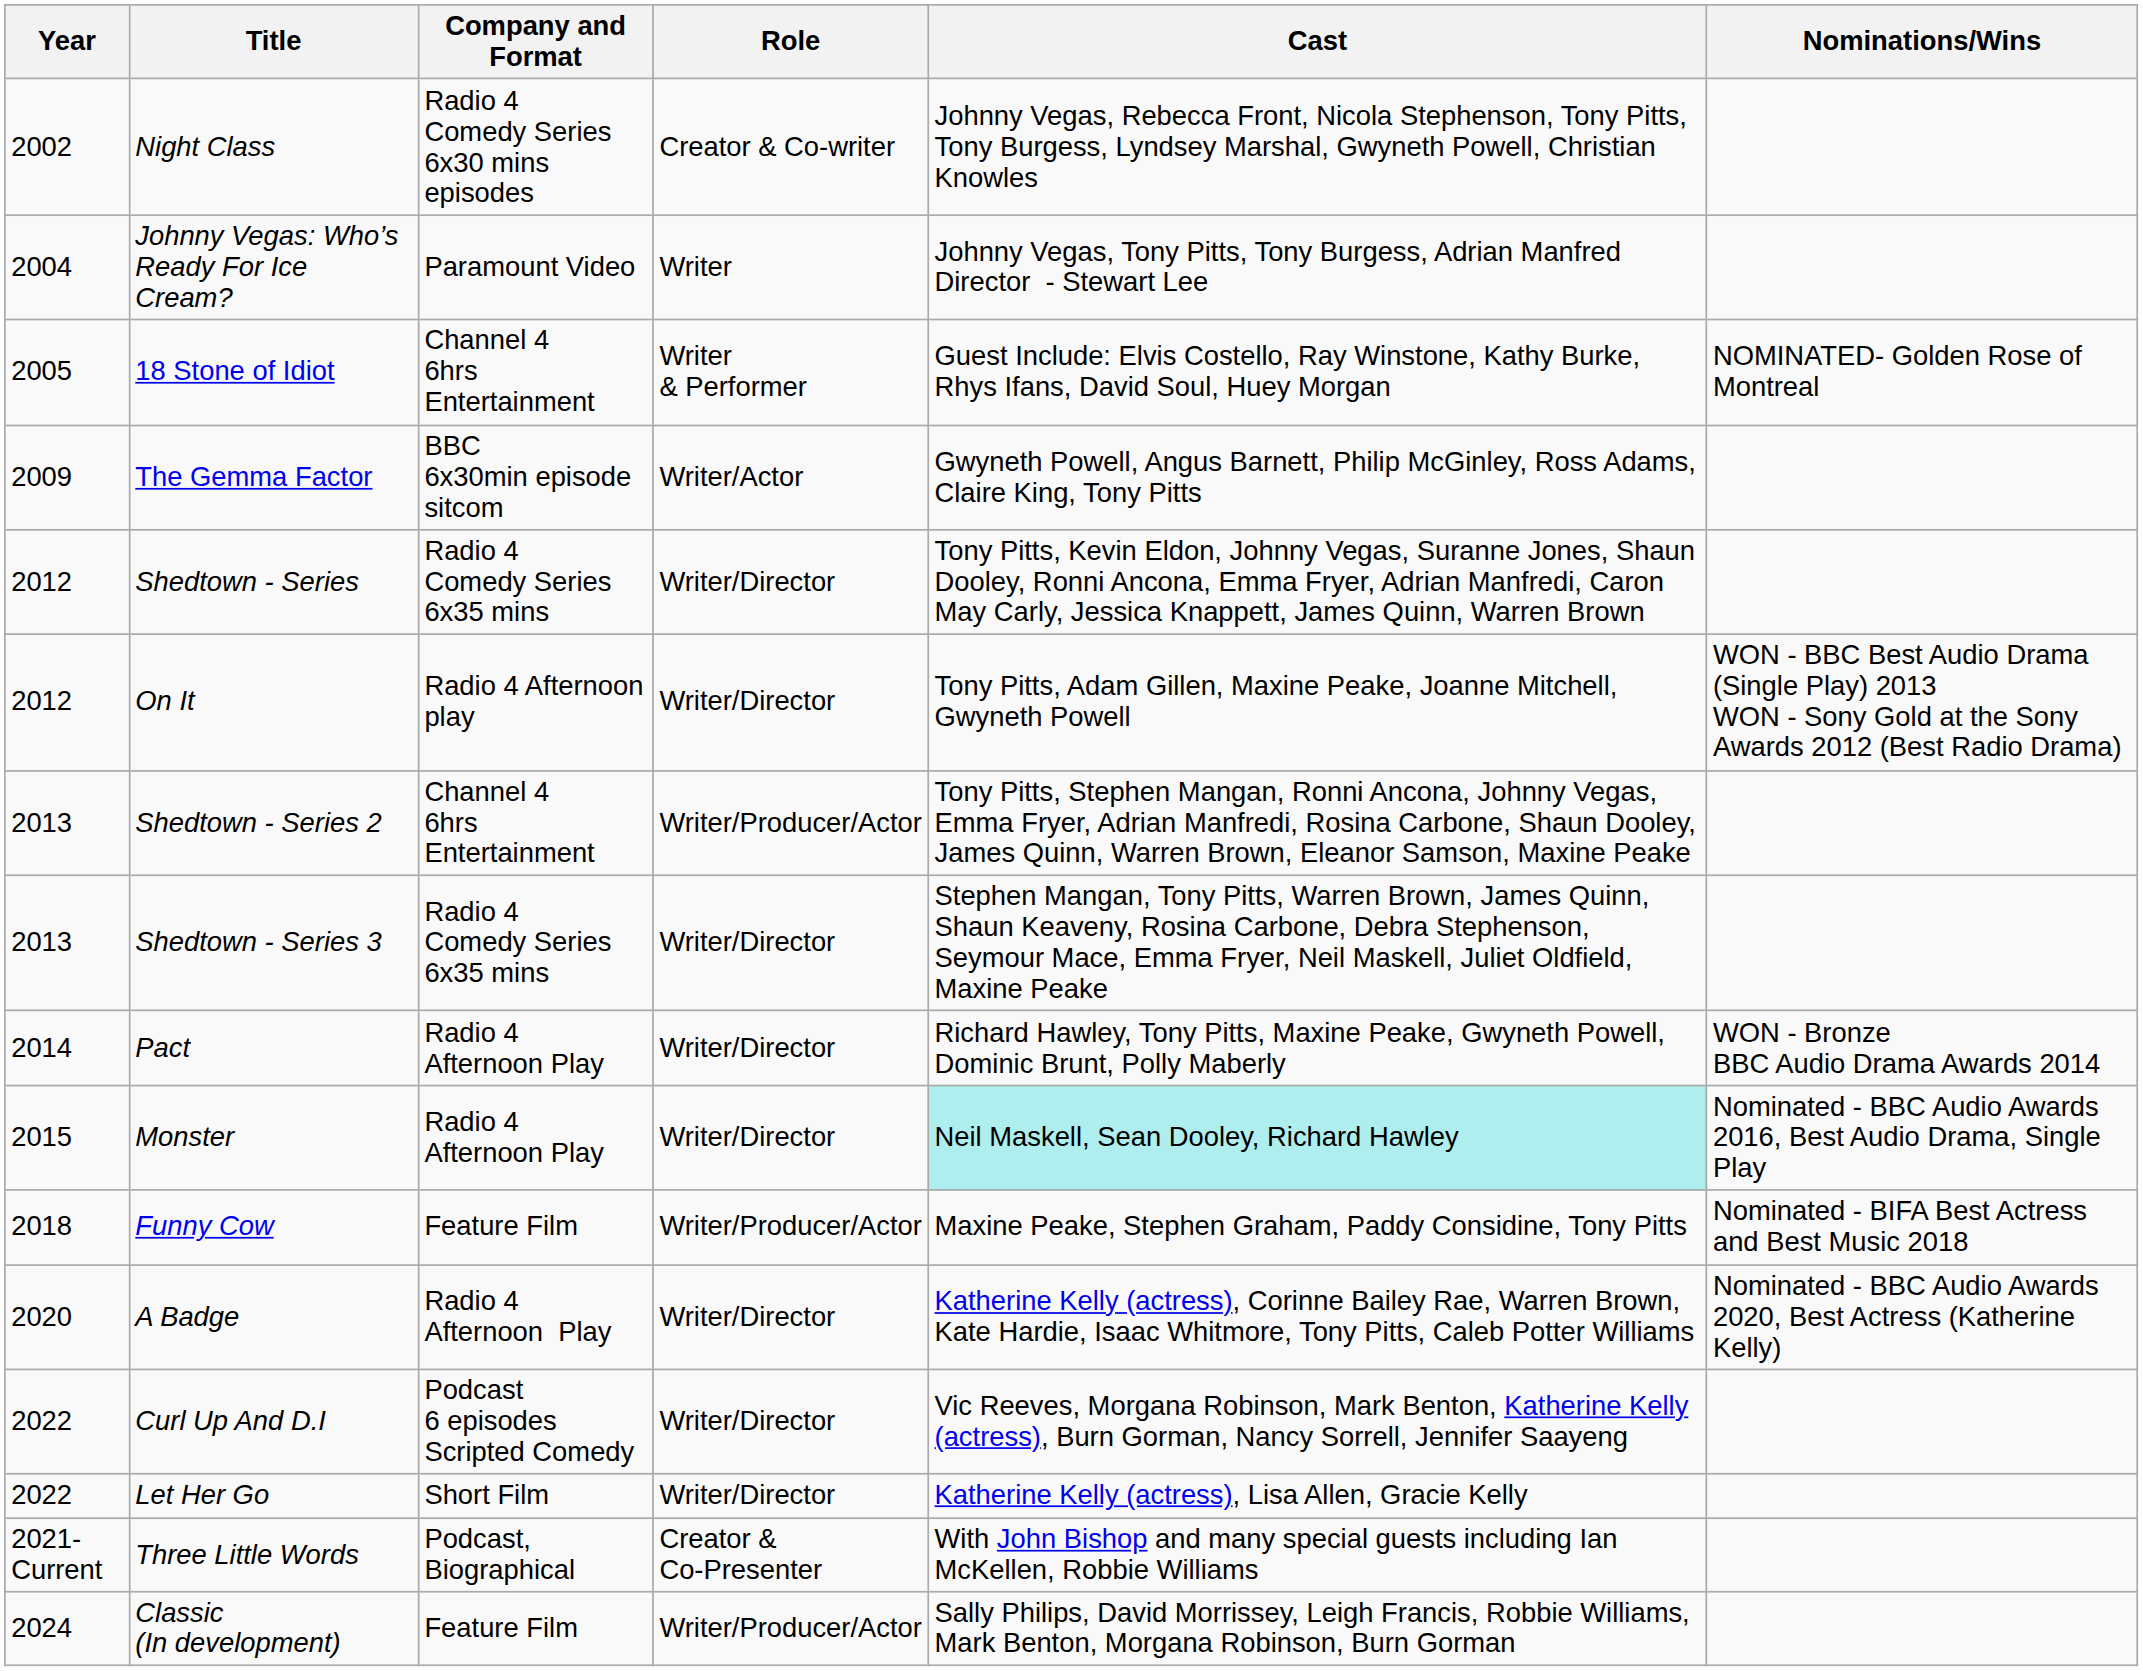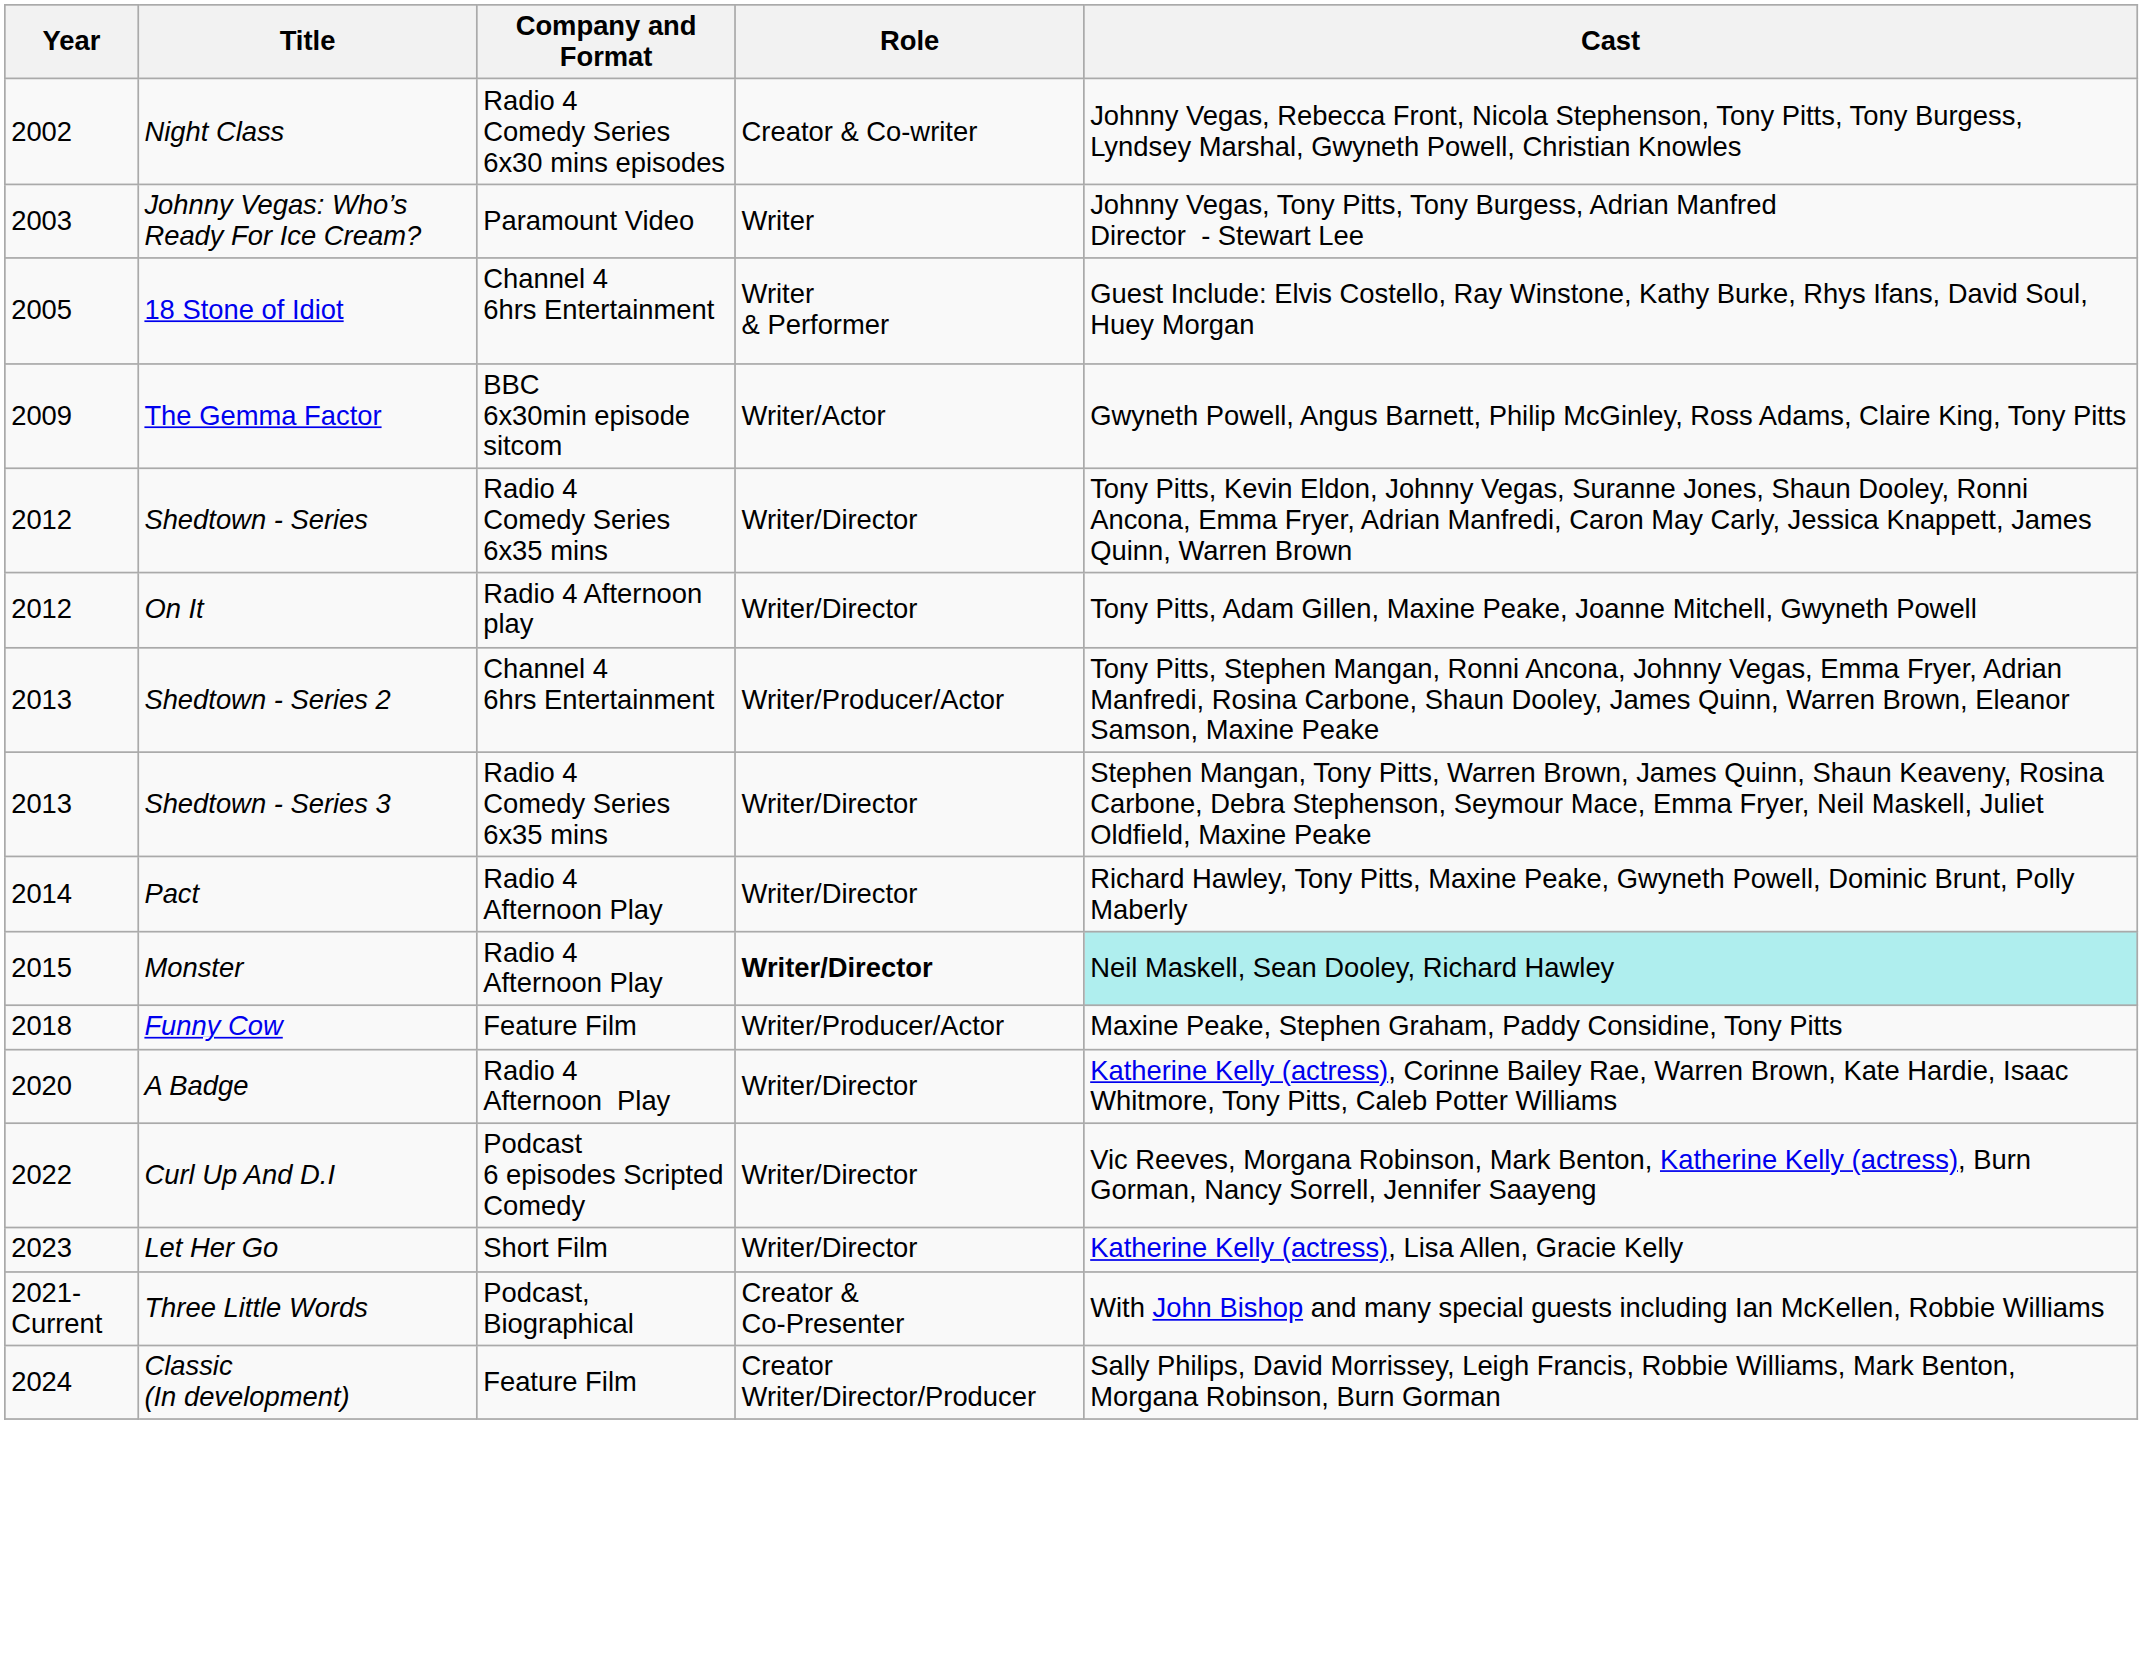- column: (1922, 41)
(42, 266) 2004 -> (42, 220) 2003
(747, 1137) normal -> (837, 967) bold
(42, 1495) 2022 -> (42, 1249) 2023
(791, 1628) Writer/Producer/Actor -> (889, 1382) Creator Writer/Director/Producer
